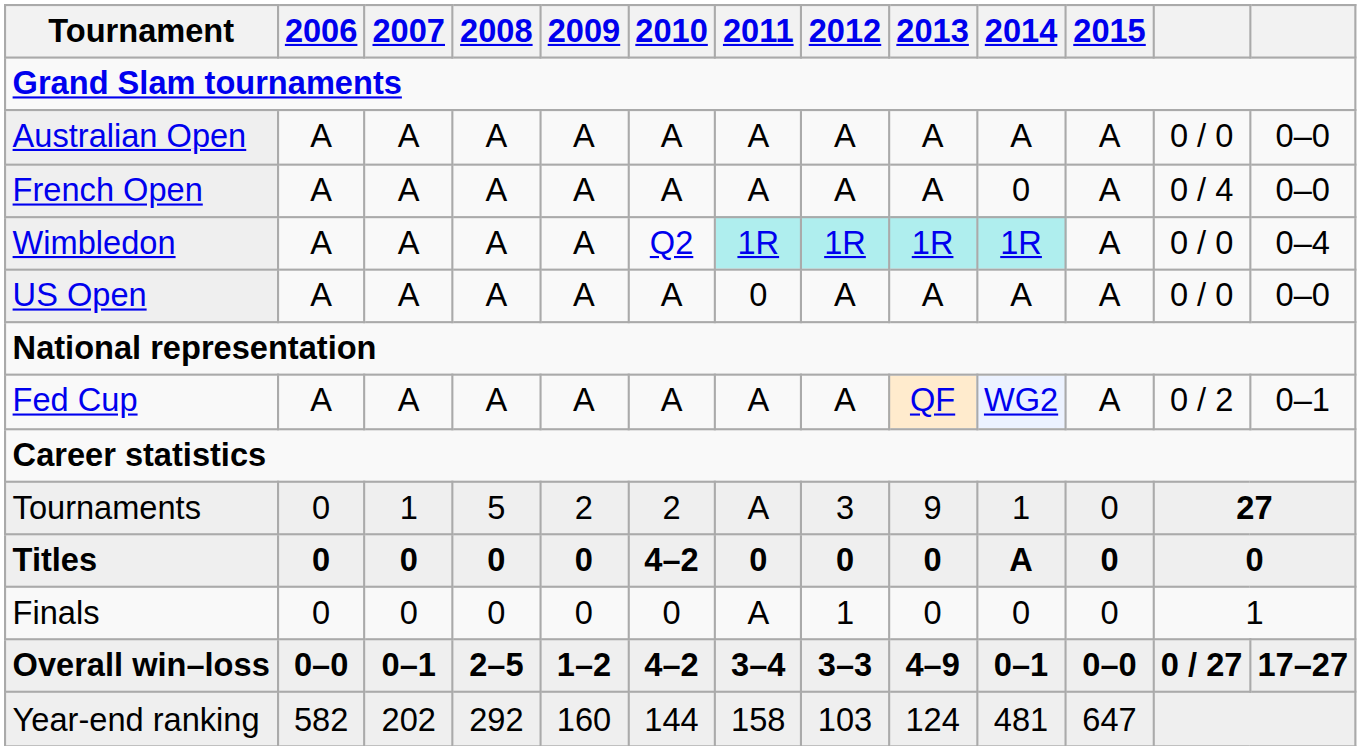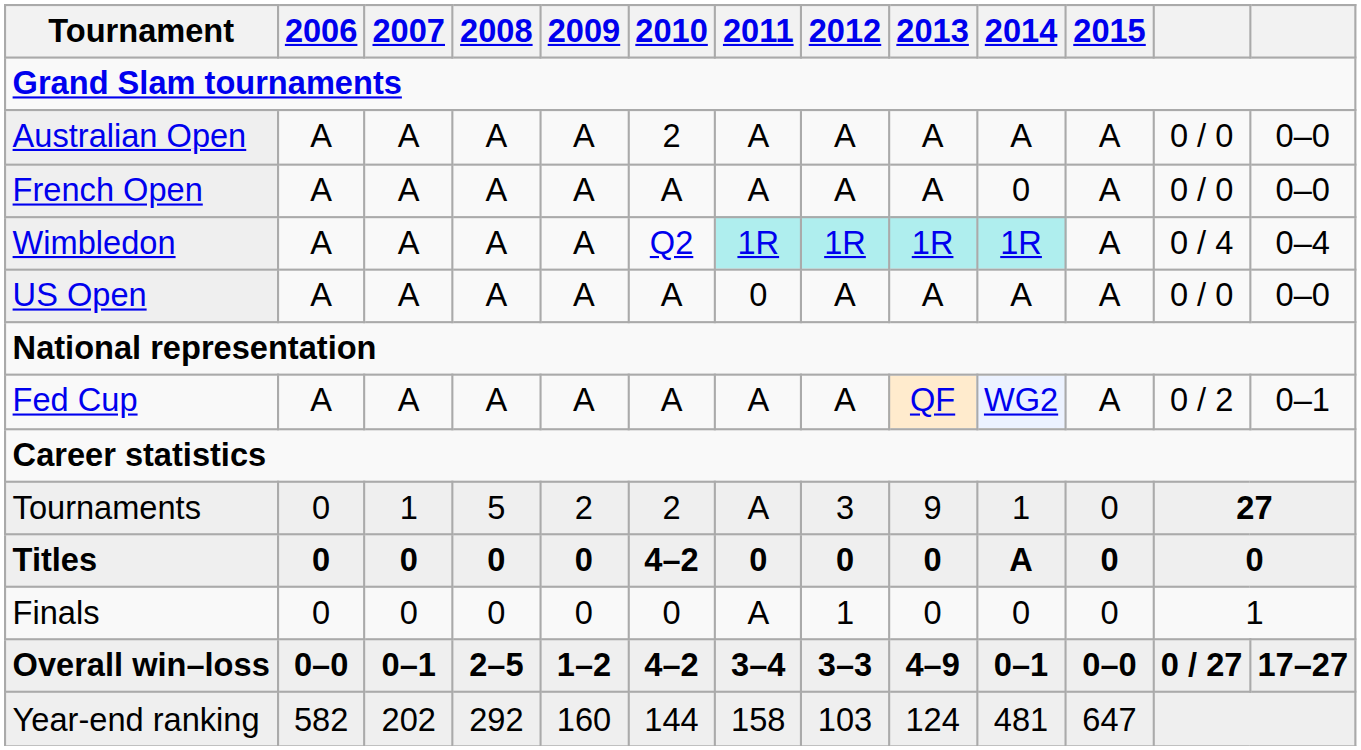(672, 136) A -> (672, 136) 2
(1202, 189) 0 / 4 -> (1202, 189) 0 / 0
(1202, 242) 0 / 0 -> (1202, 242) 0 / 4
